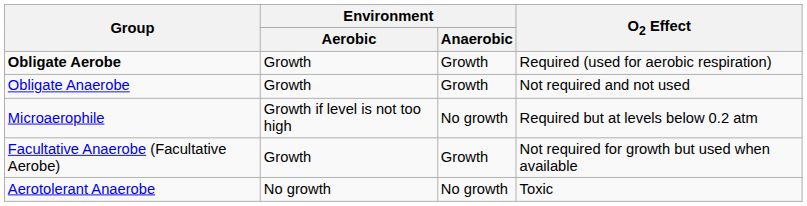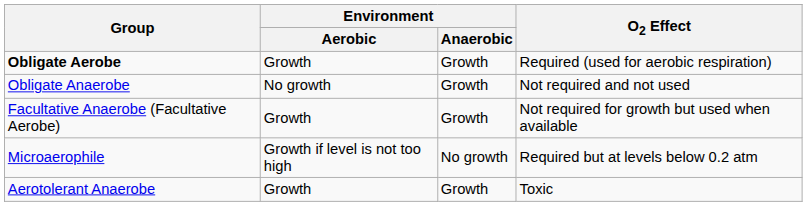(288, 86) Growth -> (297, 86) No growth
rows swapped: (117, 157) <-> (56, 117)
(297, 189) No growth -> (288, 189) Growth
(474, 189) No growth -> (465, 189) Growth
